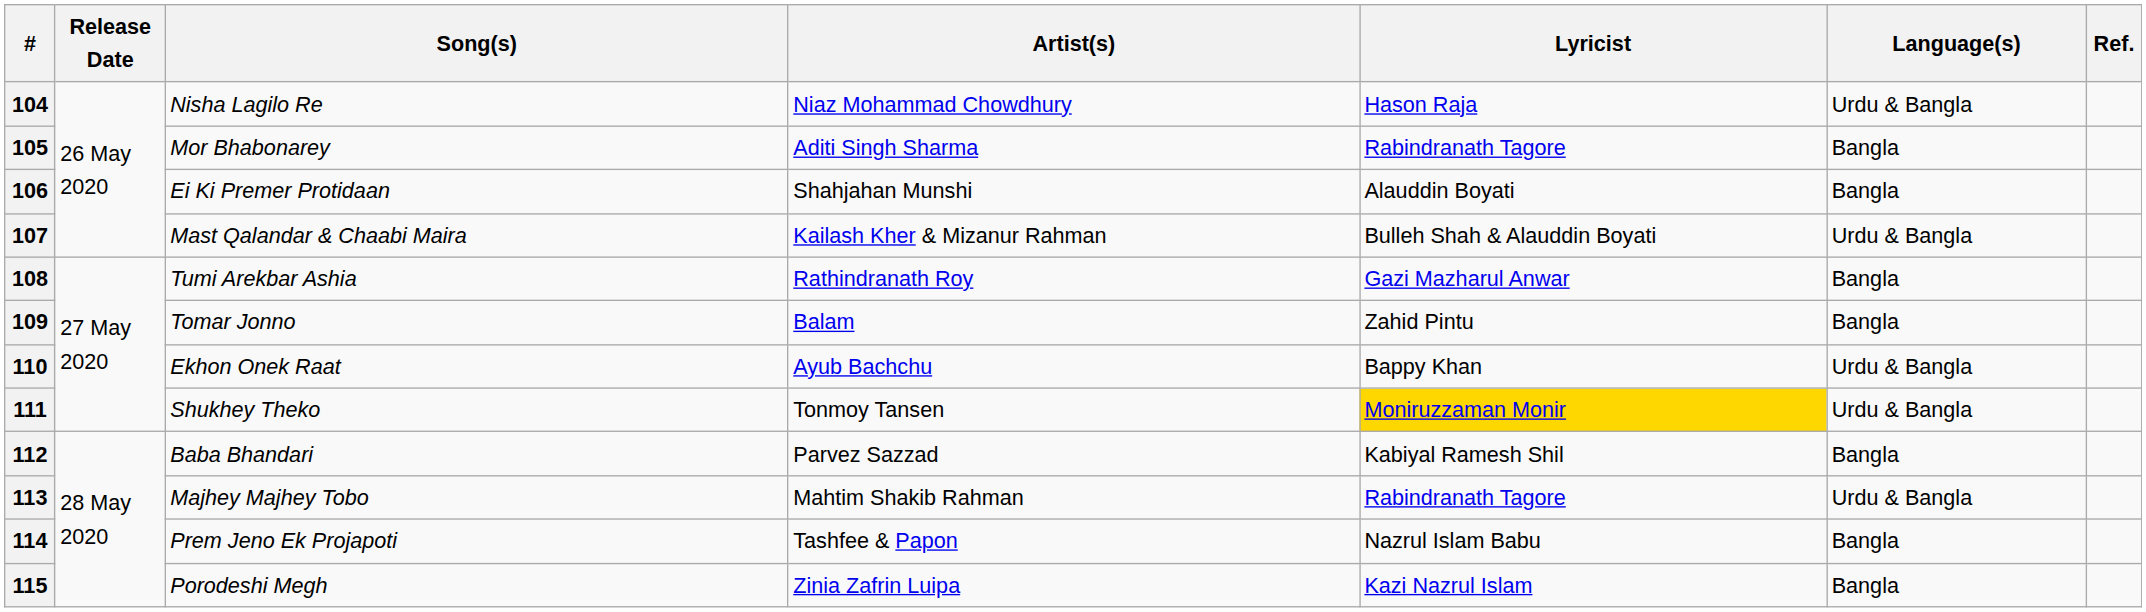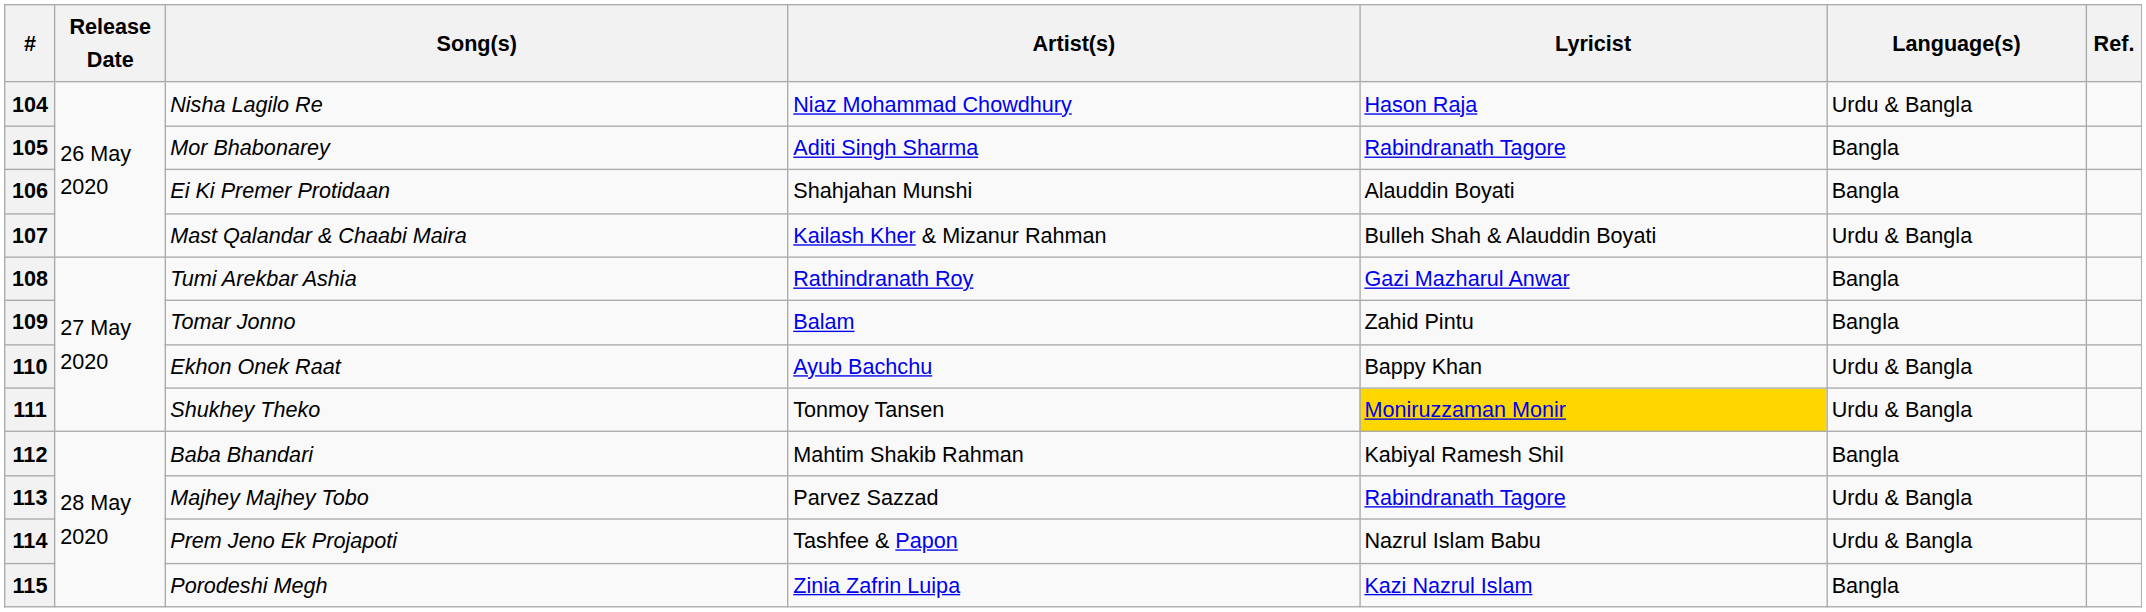(866, 454) Parvez Sazzad -> (909, 454) Mahtim Shakib Rahman
(909, 497) Mahtim Shakib Rahman -> (866, 497) Parvez Sazzad
(1865, 541) Bangla -> (1902, 541) Urdu & Bangla
